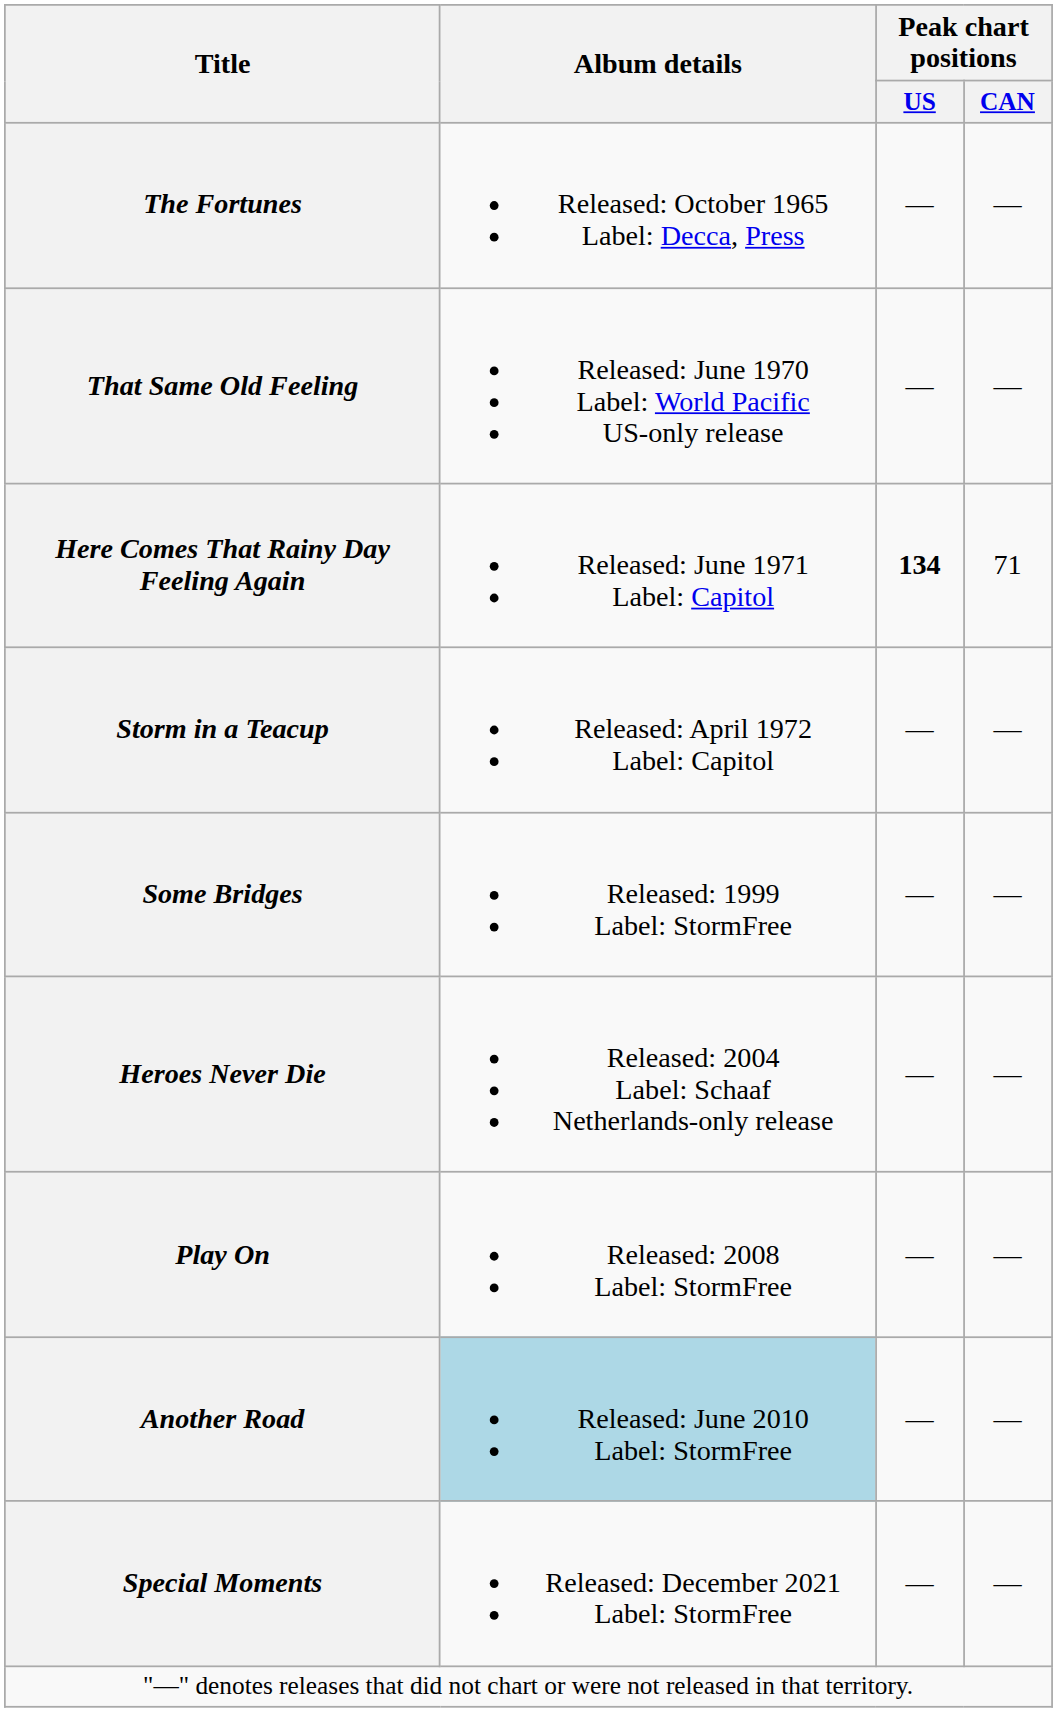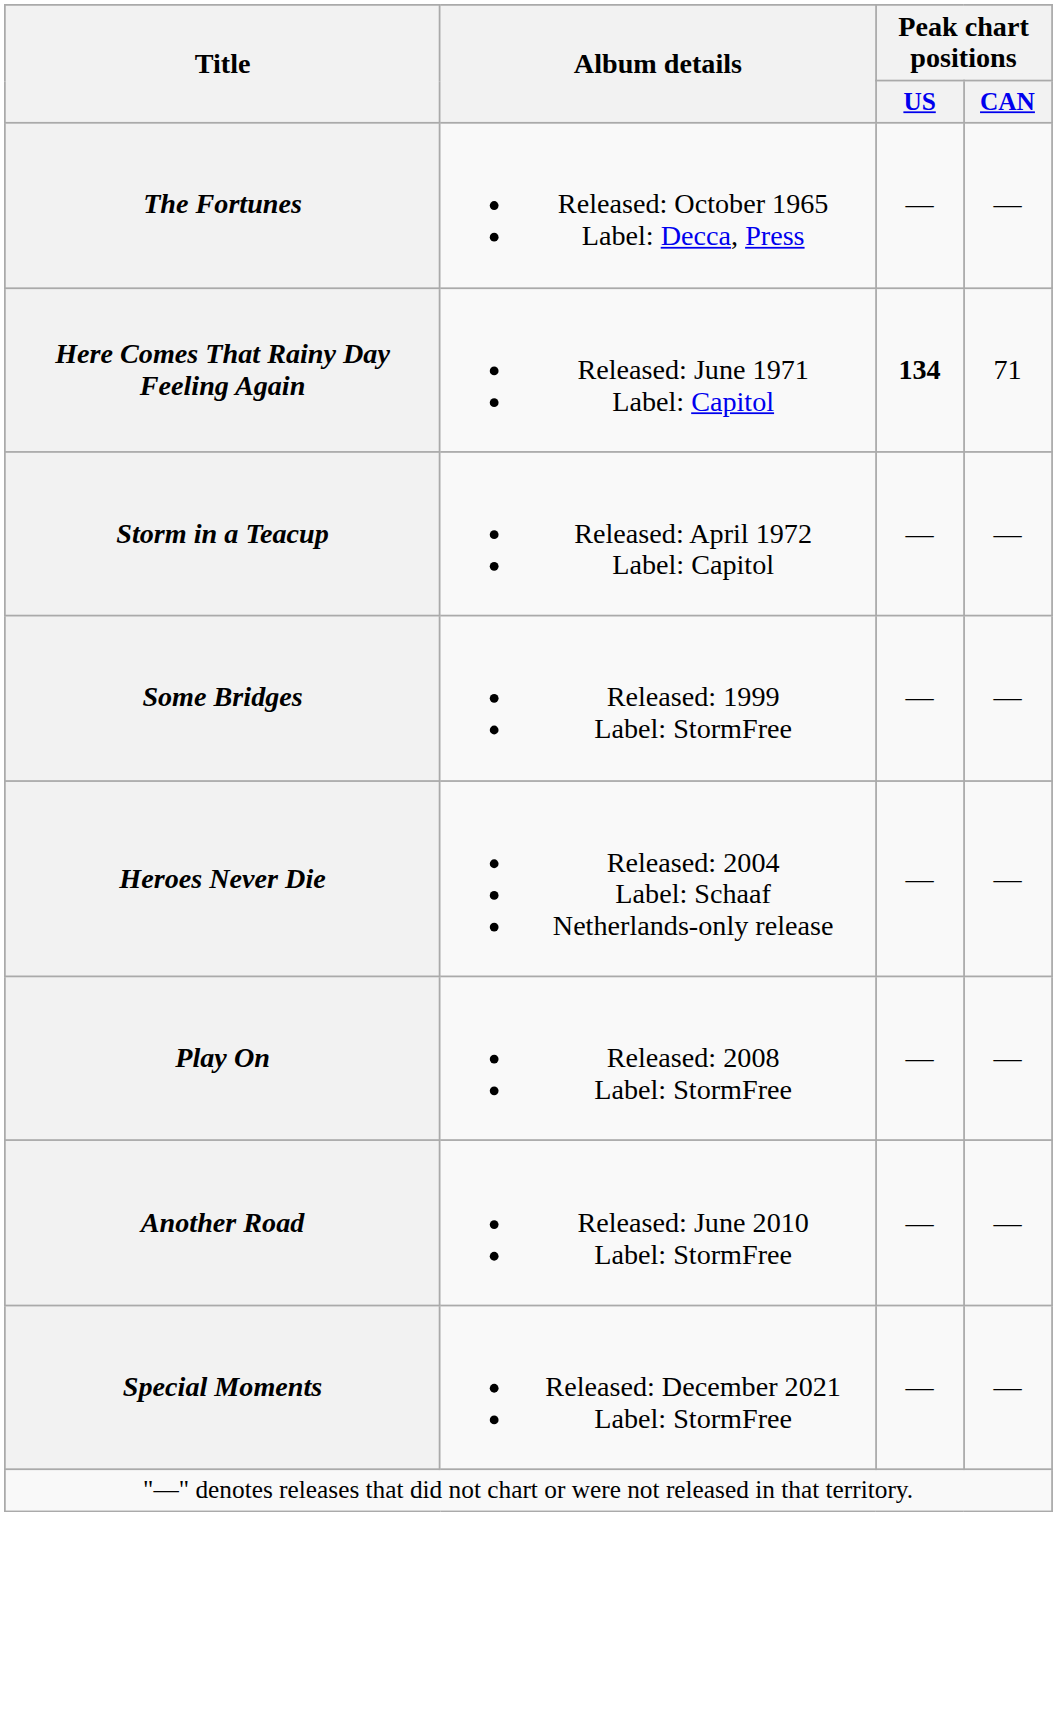- row: (223, 384)
(658, 1435) lightblue background -> (658, 1239) no background
